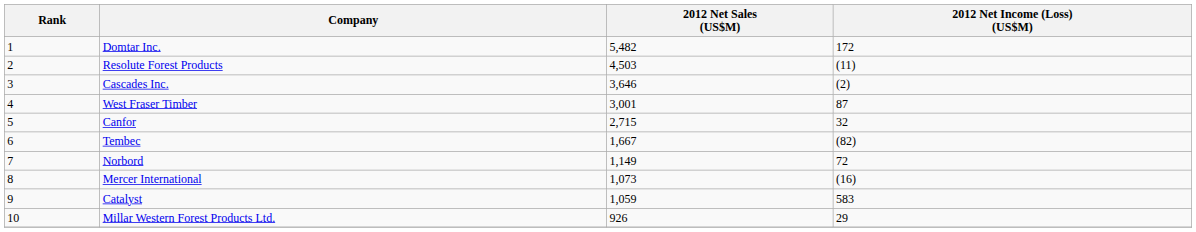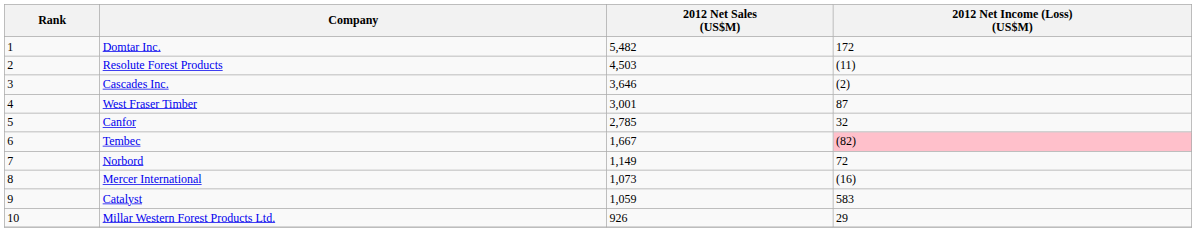(623, 122) 2,715 -> (623, 122) 2,785
(846, 141) no background -> (846, 141) pink background
